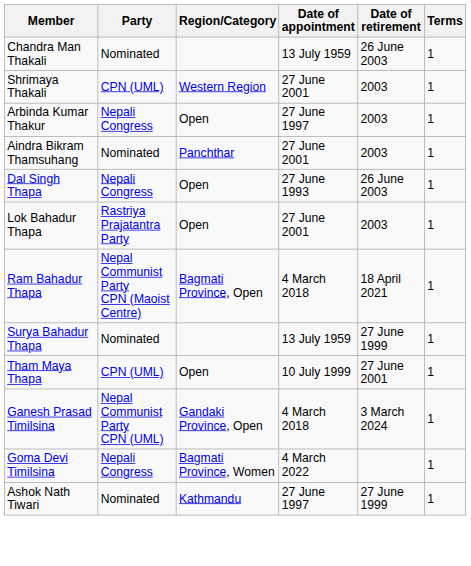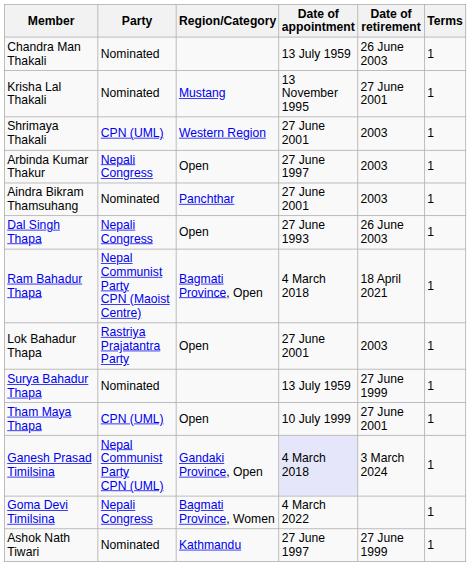+ row: (34, 93)
rows swapped: (42, 225) <-> (45, 285)
(304, 419) no background -> (304, 465) lavender background
